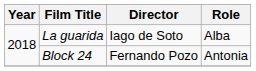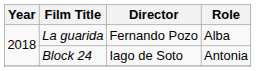(146, 35) Iago de Soto -> (154, 35) Fernando Pozo
(154, 55) Fernando Pozo -> (146, 55) Iago de Soto
